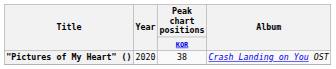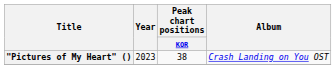(146, 57) 2020 -> (146, 57) 2023
